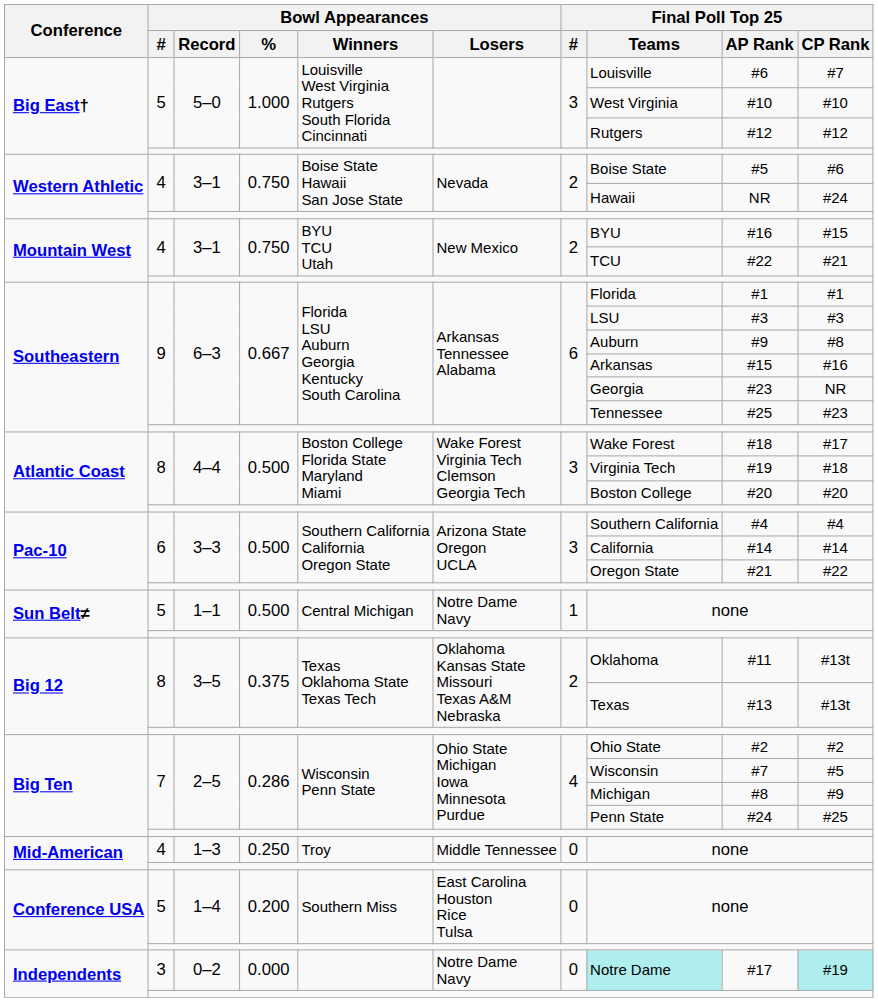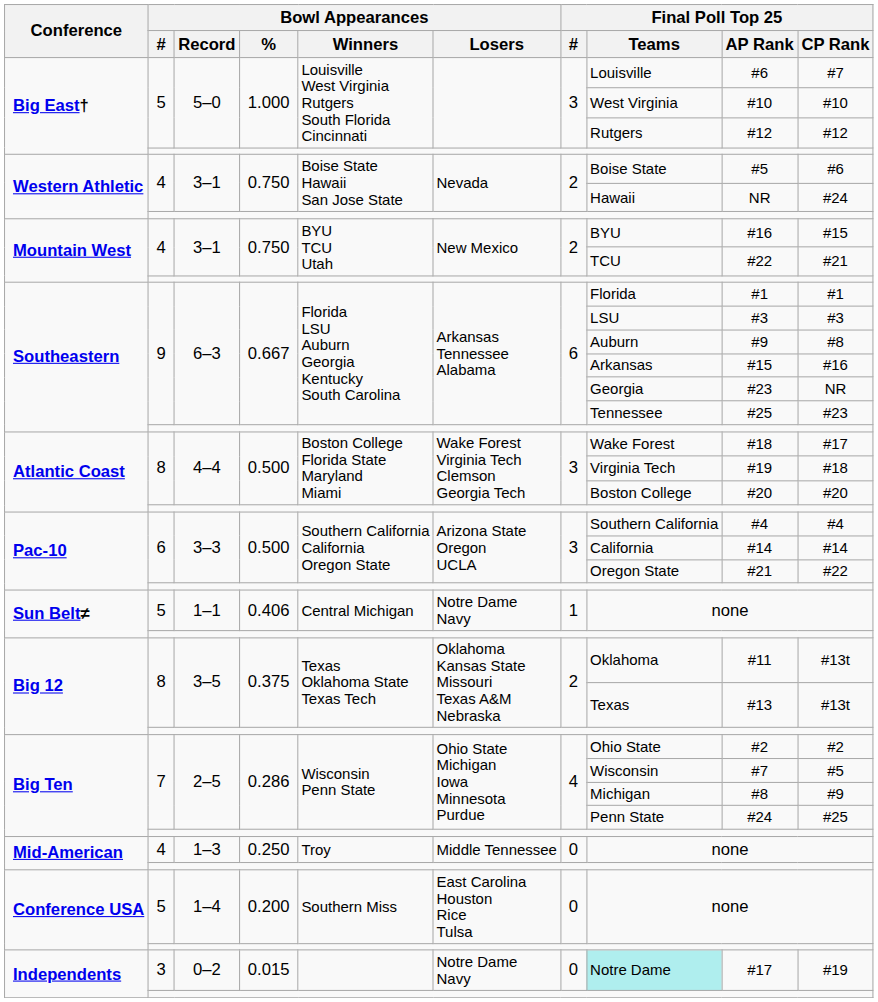(269, 610) 0.500 -> (269, 610) 0.406
(269, 970) 0.000 -> (269, 970) 0.015
(835, 970) paleturquoise background -> (835, 970) no background
